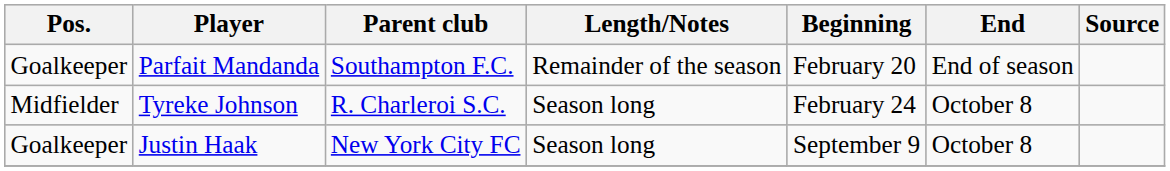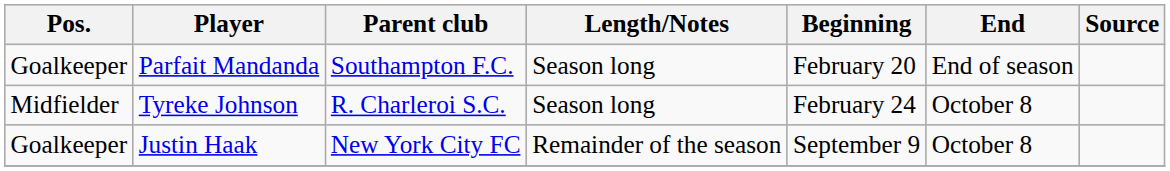(657, 64) Remainder of the season -> (594, 64) Season long
(594, 144) Season long -> (657, 144) Remainder of the season
